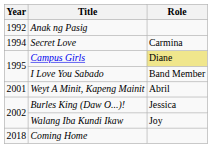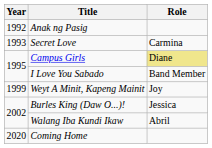(16, 43) 1994 -> (16, 43) 1993
(16, 89) 2001 -> (16, 89) 1999
(159, 89) Abril -> (156, 89) Joy
(156, 120) Joy -> (159, 120) Abril
(16, 136) 2018 -> (16, 136) 2020
